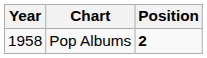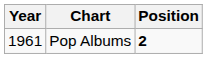(25, 41) 1958 -> (25, 41) 1961
